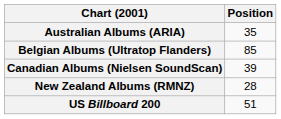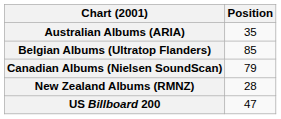(250, 68) 39 -> (250, 68) 79
(250, 104) 51 -> (250, 104) 47
